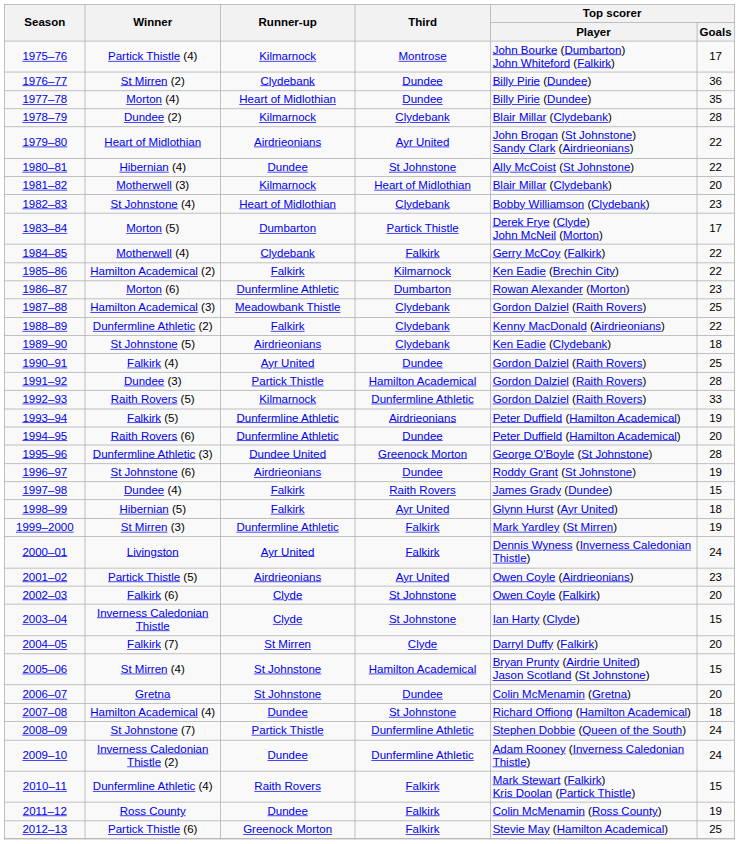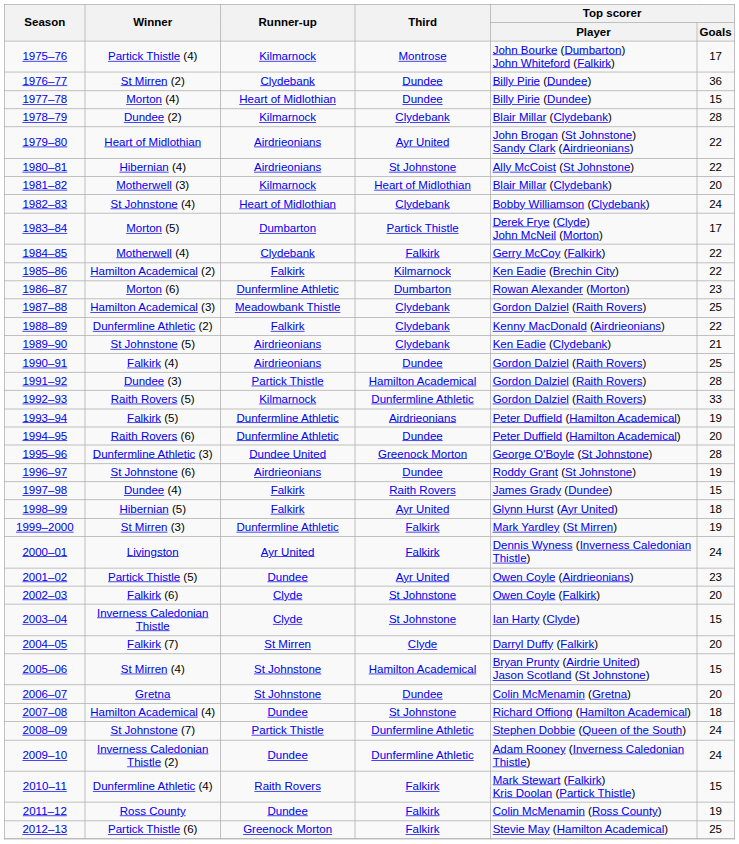(716, 99) 35 -> (716, 99) 15
(288, 167) Dundee -> (288, 167) Airdrieonians
(716, 203) 23 -> (716, 203) 24
(716, 344) 18 -> (716, 344) 21
(288, 363) Ayr United -> (288, 363) Airdrieonians
(288, 577) Airdrieonians -> (288, 577) Dundee
